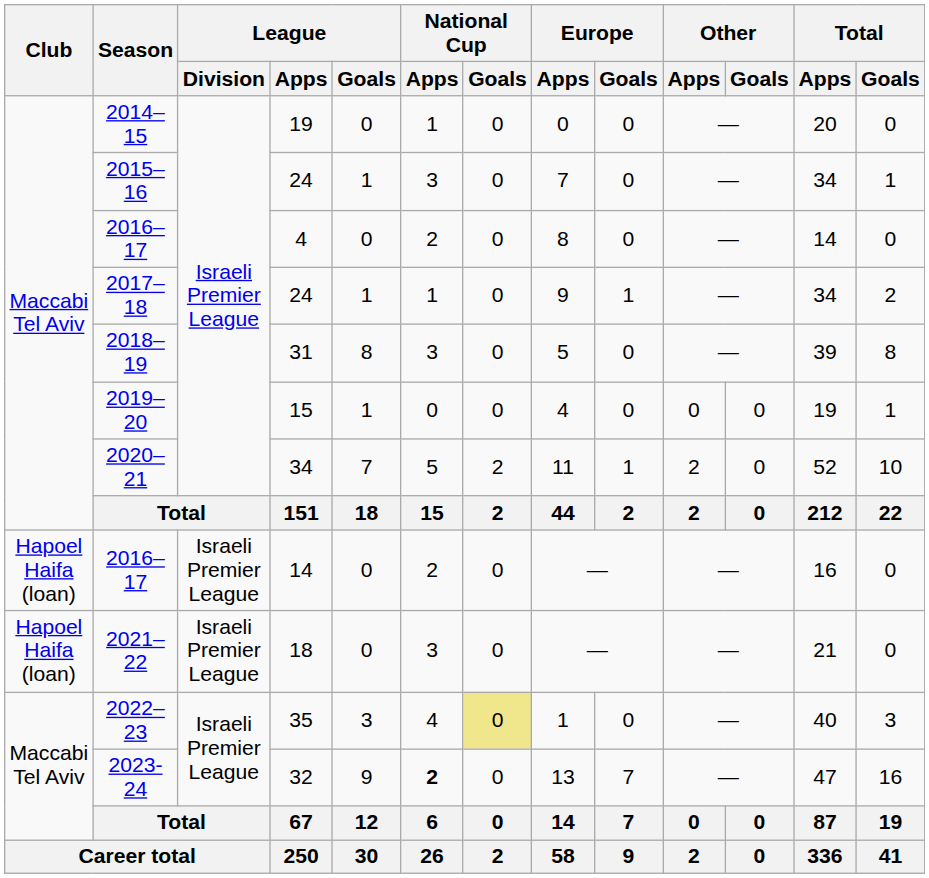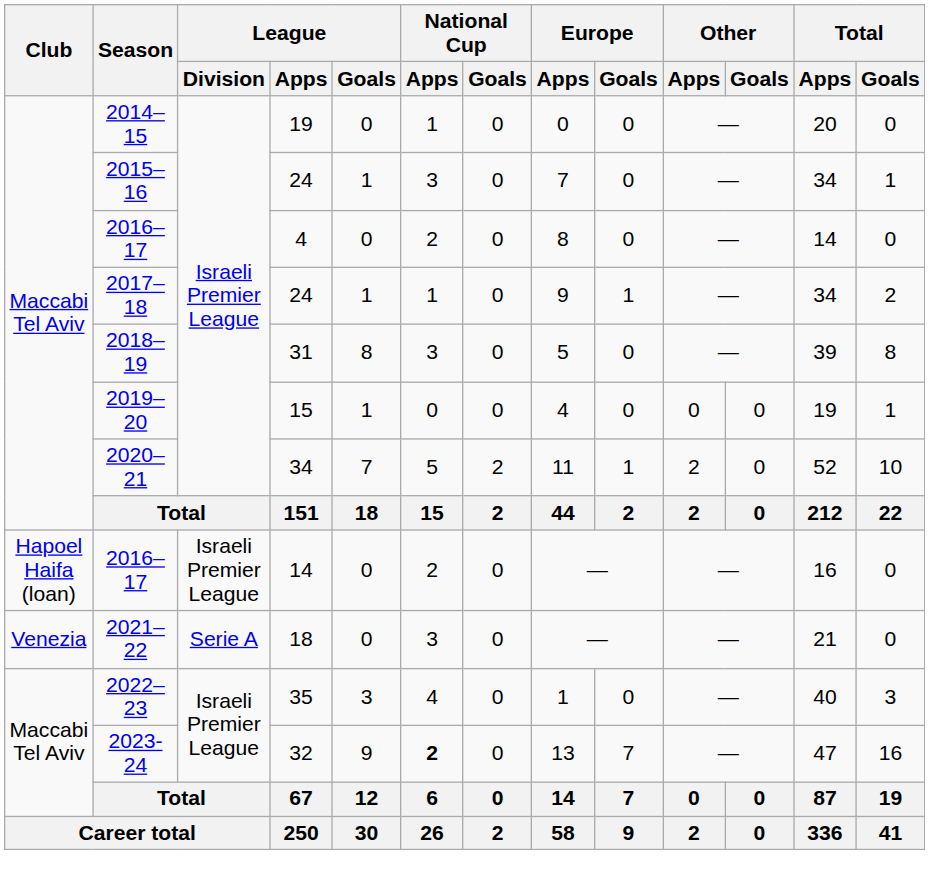(49, 651) Hapoel Haifa (loan) -> (49, 639) Venezia
(224, 651) Israeli Premier League -> (224, 639) Serie A
(498, 720) khaki background -> (498, 696) no background
